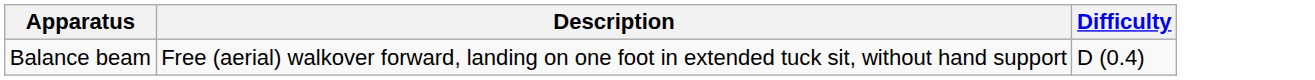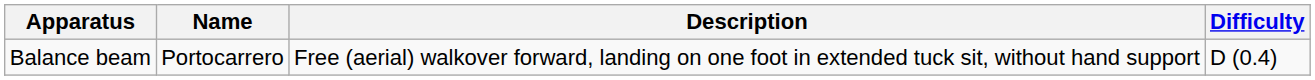+ column: (222, 22)
